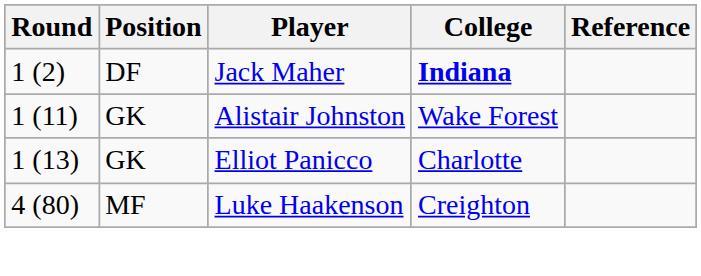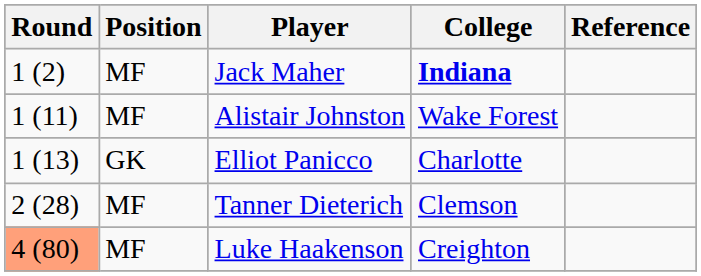(123, 71) DF -> (125, 71) MF
(125, 115) GK -> (125, 115) MF
+ row: (309, 204)
(45, 204) no background -> (45, 248) lightsalmon background
